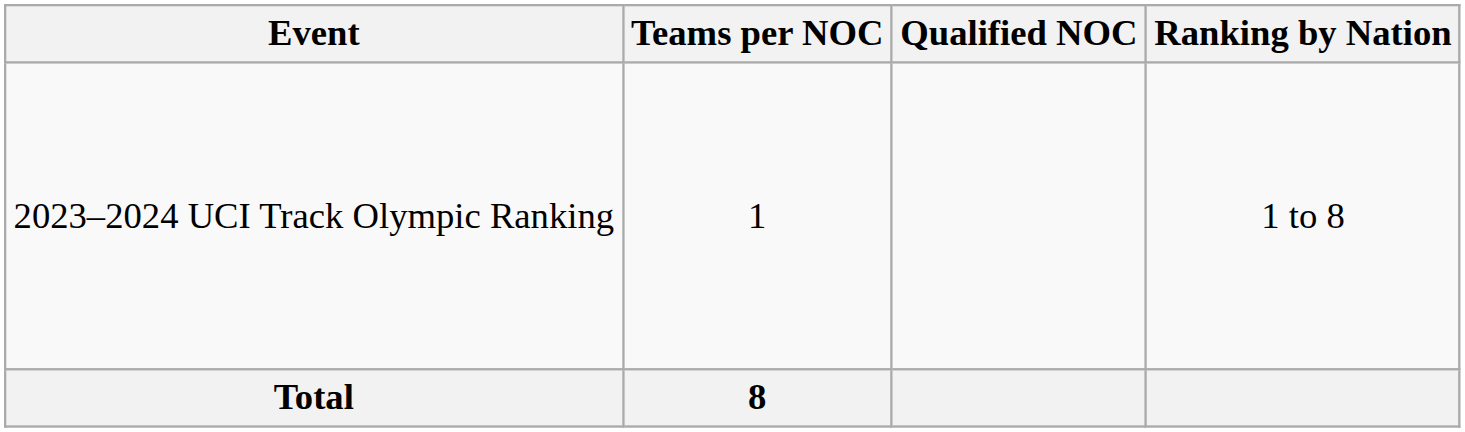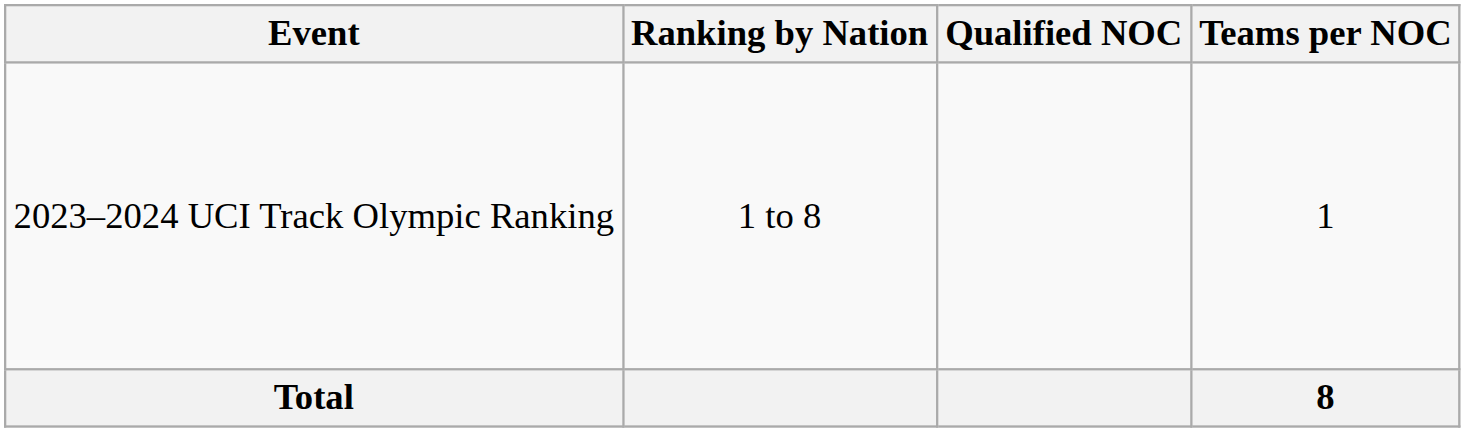columns swapped: (1303, 33) <-> (757, 33)
